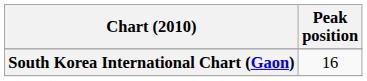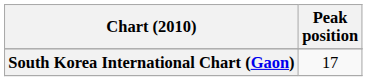(330, 62) 16 -> (330, 62) 17
